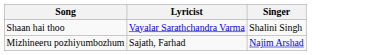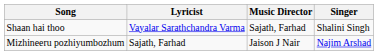+ column: (281, 12)
